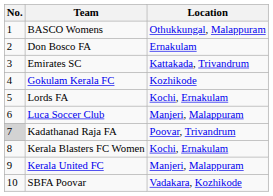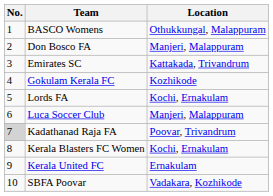(173, 47) Ernakulam -> (197, 47) Manjeri, Malappuram
(197, 166) Manjeri, Malappuram -> (173, 166) Ernakulam
